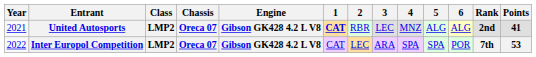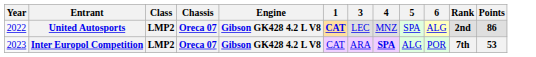- column: (360, 12)
(16, 28) 2021 -> (16, 28) 2022
(436, 28) ALG -> (412, 28) SPA
(516, 28) 41 -> (492, 28) 86
(16, 44) 2022 -> (16, 44) 2023
(410, 44) normal -> (386, 44) bold
(436, 44) SPA -> (412, 44) ALG
